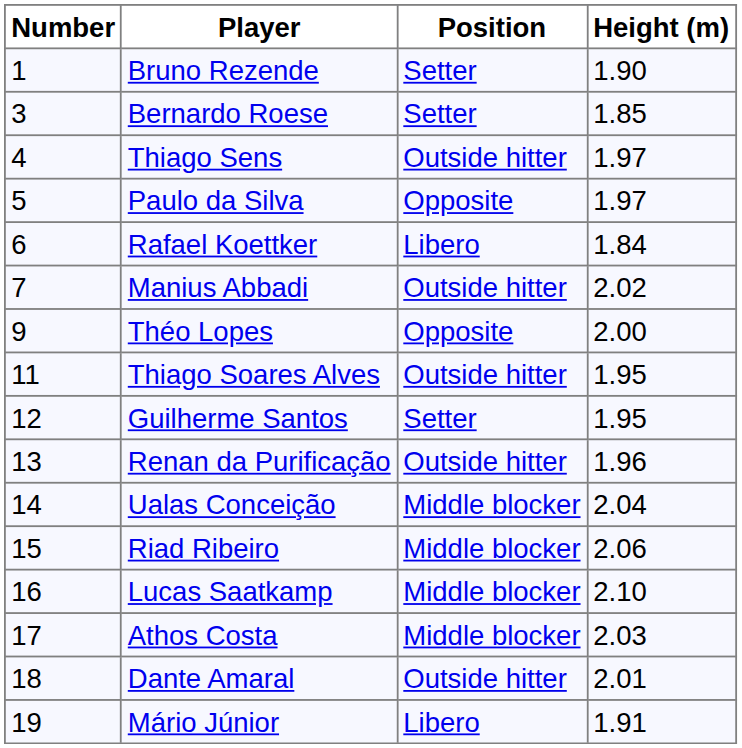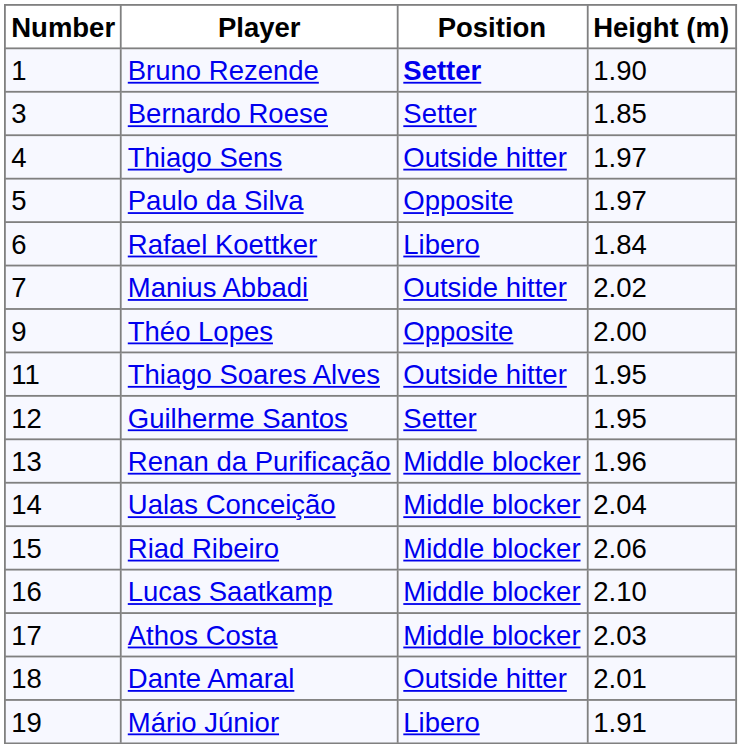(440, 70) normal -> (442, 70) bold
(485, 461) Outside hitter -> (492, 461) Middle blocker
